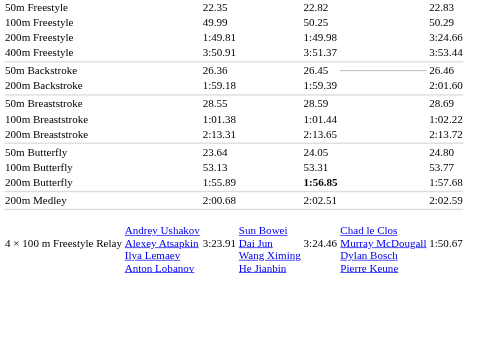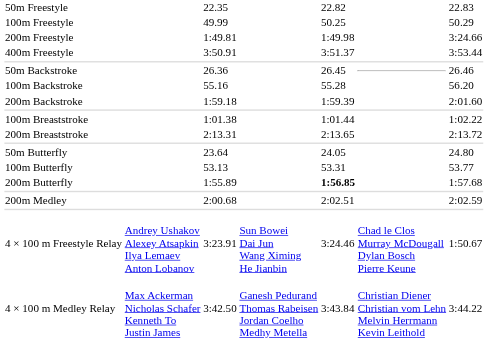+ row: (44, 86)
- row: (44, 104)
+ row: (60, 308)
